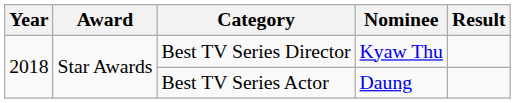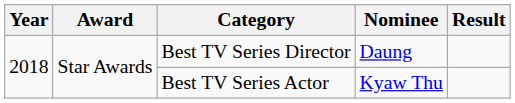(401, 51) Kyaw Thu -> (386, 51) Daung
(386, 82) Daung -> (401, 82) Kyaw Thu
